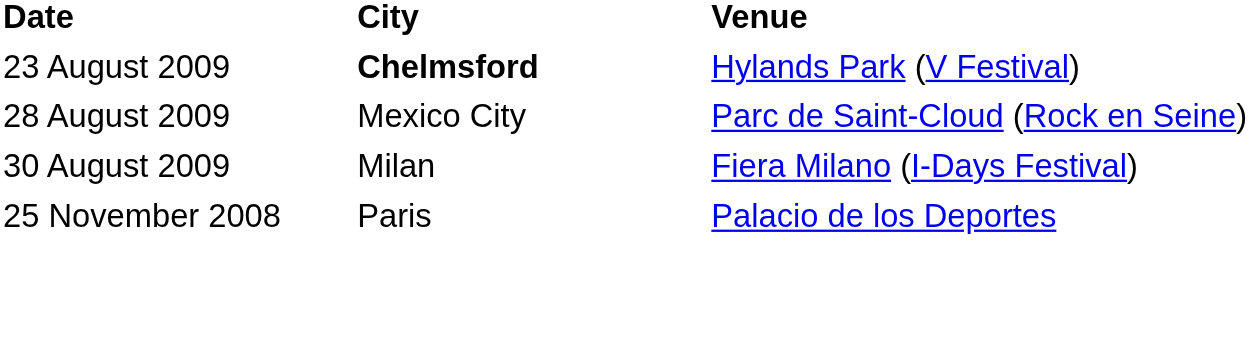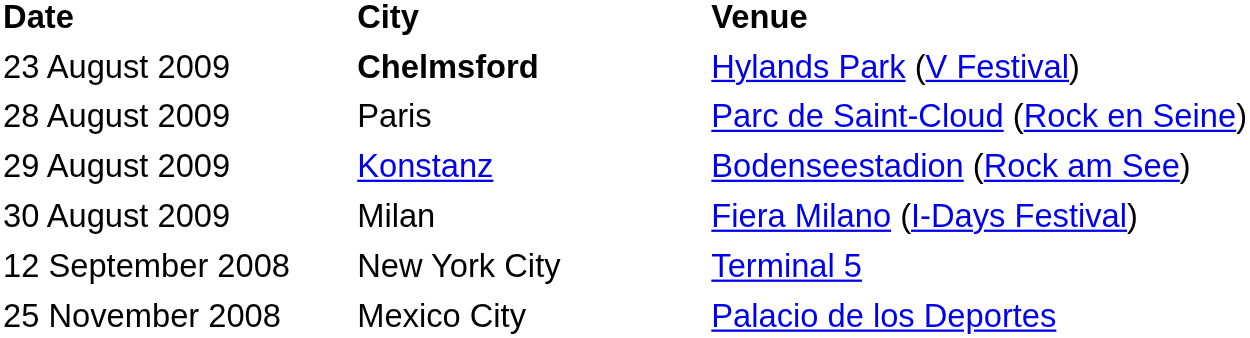(442, 116) Mexico City -> (394, 116) Paris
+ row: (117, 166)
+ row: (147, 266)
(394, 216) Paris -> (442, 316) Mexico City
